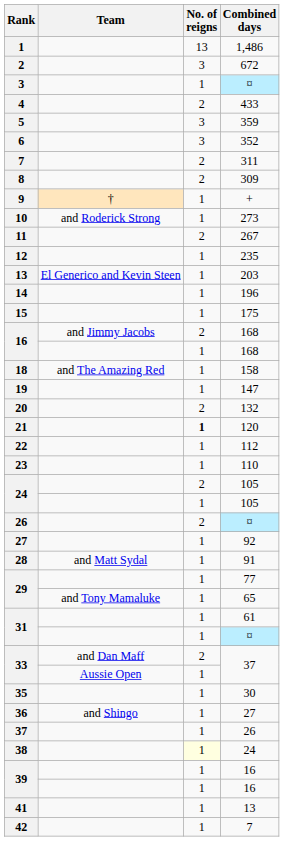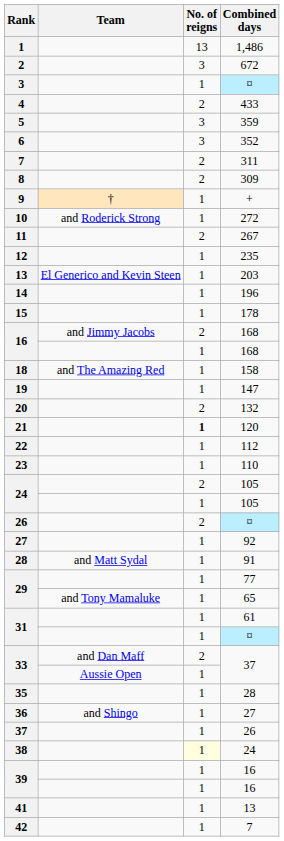(249, 217) 273 -> (249, 217) 272
(249, 312) 175 -> (249, 312) 178
(249, 693) 30 -> (249, 693) 28
